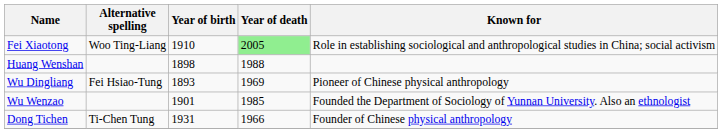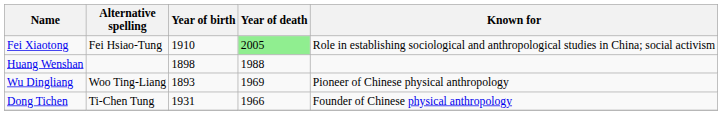(127, 45) Woo Ting-Liang -> (125, 45) Fei Hsiao-Tung
(125, 82) Fei Hsiao-Tung -> (127, 82) Woo Ting-Liang
- row: (35, 100)
